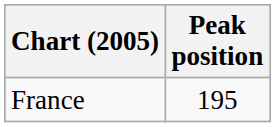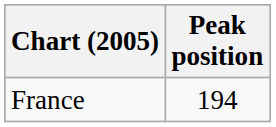(217, 99) 195 -> (217, 99) 194
